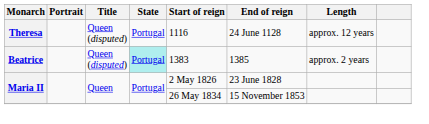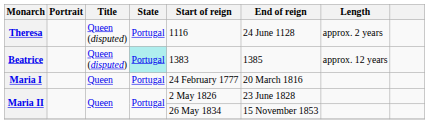(342, 33) approx. 12 years -> (353, 33) approx. 2 years
(339, 59) approx. 2 years -> (355, 59) approx. 12 years
+ row: (26, 80)
